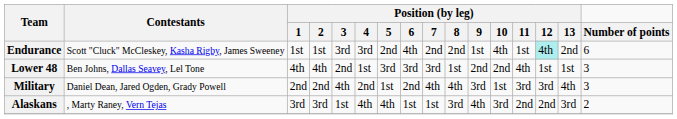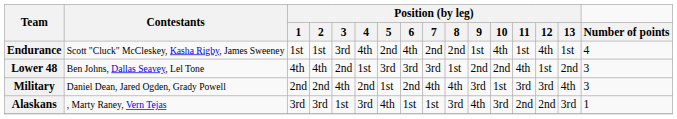(365, 50) 3rd -> (365, 50) 4th
(546, 50) paleturquoise background -> (546, 50) no background
(569, 50) 2nd -> (568, 50) 1st
(586, 50) 6 -> (586, 50) 4
(568, 68) 1st -> (569, 68) 2nd
(365, 104) 4th -> (365, 104) 3rd
(586, 104) 2 -> (586, 104) 1
